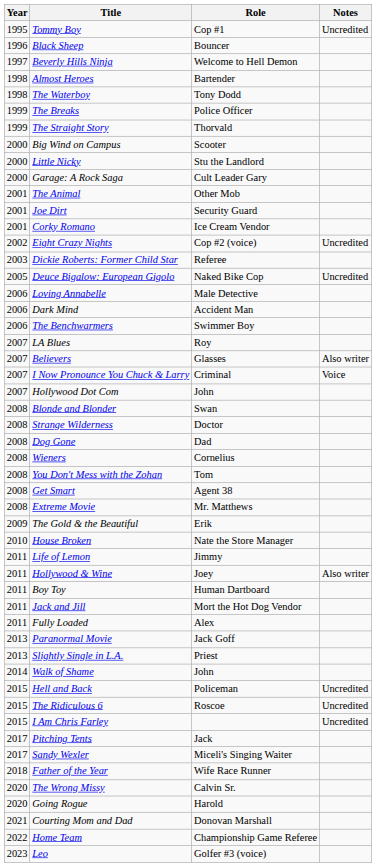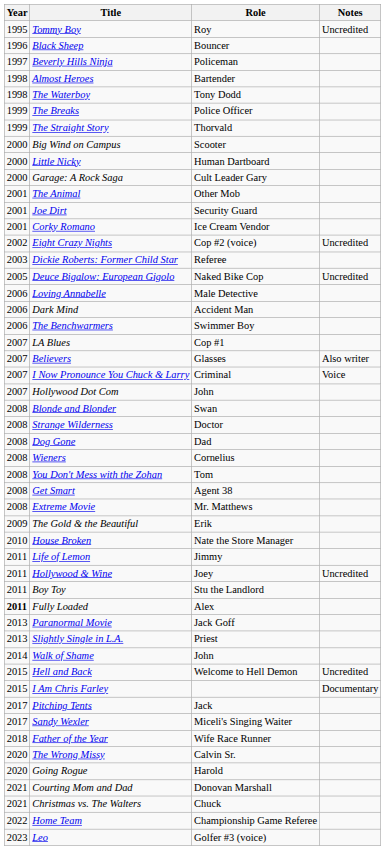(209, 29) Cop #1 -> (203, 29) Roy
(246, 62) Welcome to Hell Demon -> (216, 62) Policeman
(229, 161) Stu the Landlord -> (232, 161) Human Dartboard
(203, 342) Roy -> (209, 342) Cop #1
(345, 573) Also writer -> (345, 573) Uncredited
(232, 590) Human Dartboard -> (229, 590) Stu the Landlord
- row: (59, 606)
(17, 623) normal -> (17, 606) bold
(216, 688) Policeman -> (246, 672) Welcome to Hell Demon
- row: (68, 705)
(345, 721) Uncredited -> (350, 688) Documentary
+ row: (87, 804)
